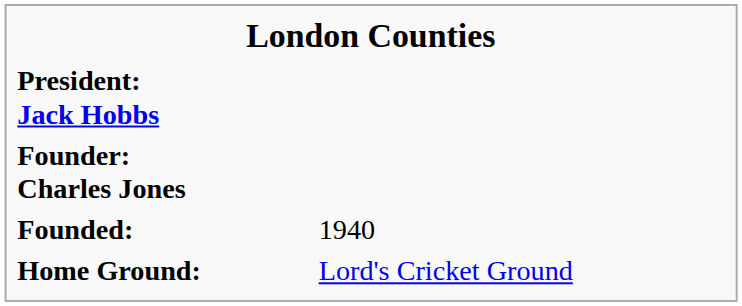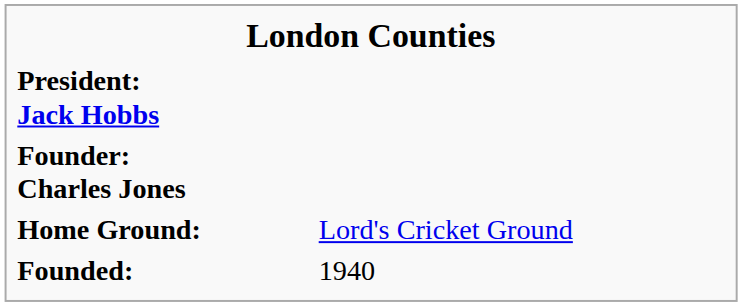rows swapped: (75, 229) <-> (109, 270)
